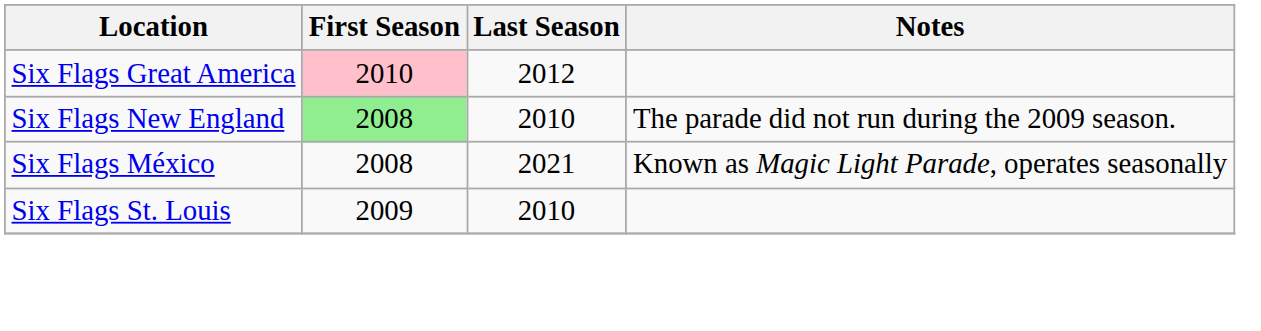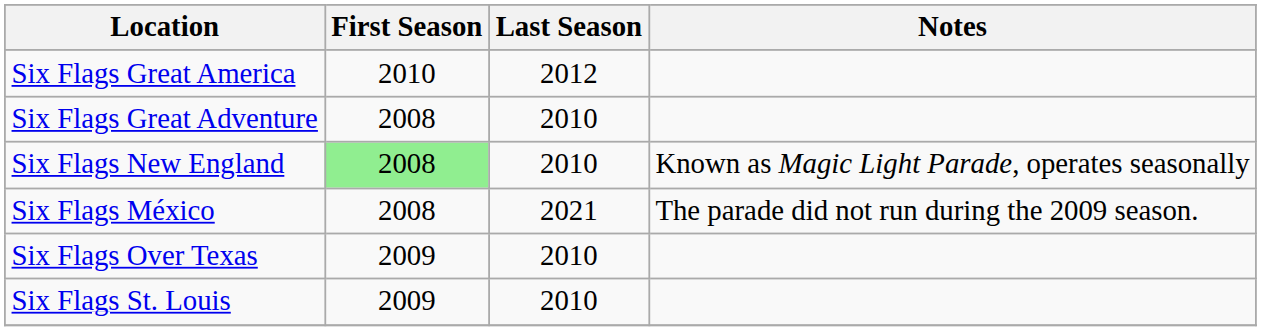(384, 73) pink background -> (407, 73) no background
+ row: (165, 118)
(904, 118) The parade did not run during the 2009 season. -> (953, 164) Known as Magic Light Parade, operates seasonally
(930, 164) Known as Magic Light Parade, operates seasonally -> (927, 210) The parade did not run during the 2009 season.
+ row: (135, 255)
